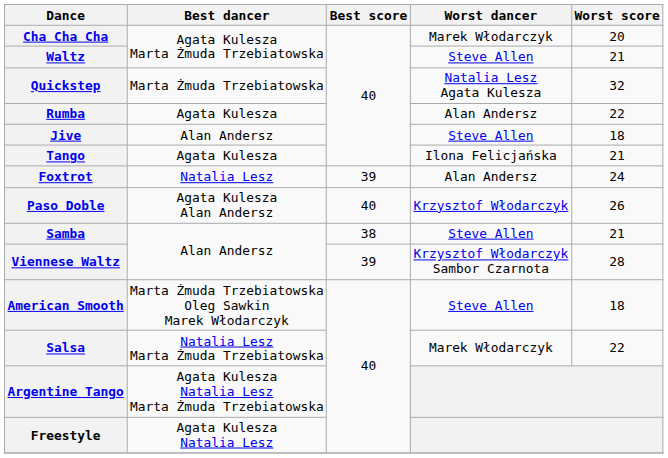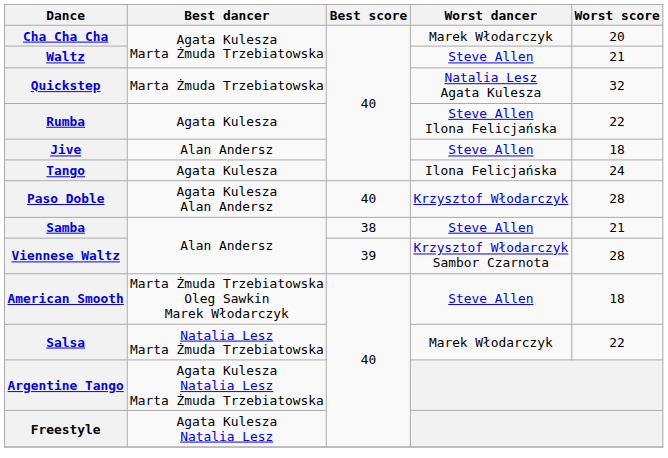(491, 114) Alan Andersz -> (491, 121) Steve Allen Ilona Felicjańska
(617, 156) 21 -> (617, 171) 24
- row: (66, 177)
(617, 205) 26 -> (617, 199) 28
